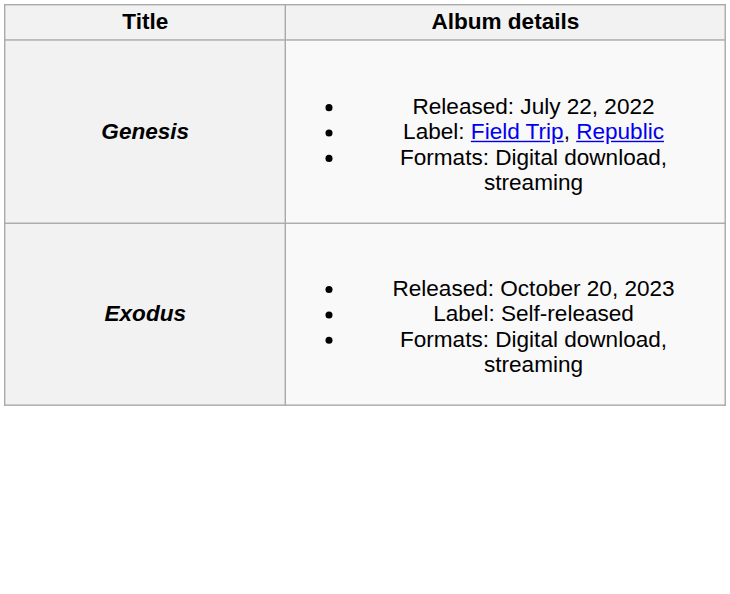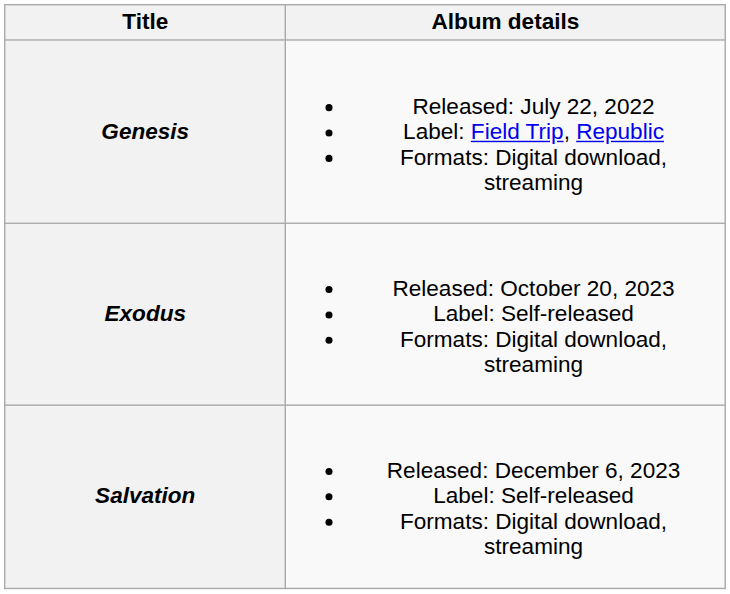+ row: (145, 496)
